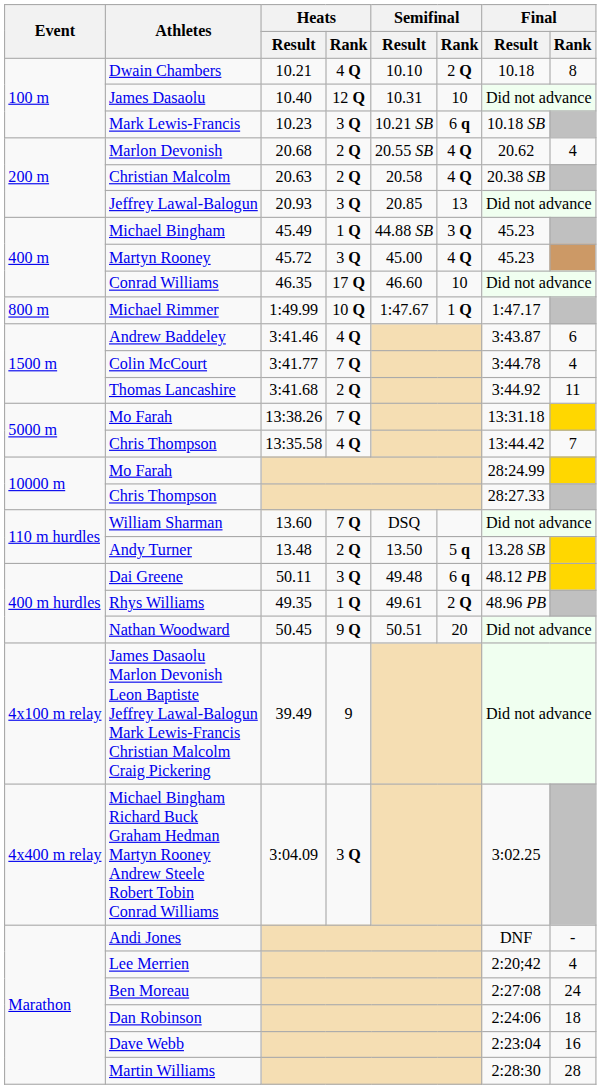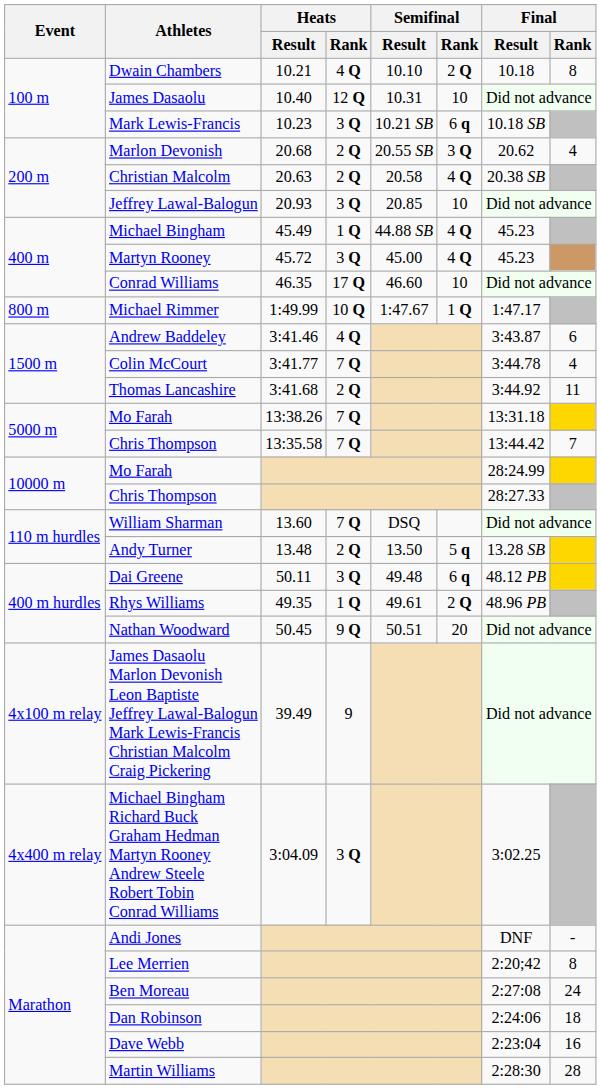(460, 151) 4 Q -> (460, 151) 3 Q
(460, 204) 13 -> (460, 204) 10
(460, 230) 3 Q -> (460, 230) 4 Q
(349, 443) 4 Q -> (349, 443) 7 Q
(573, 964) 4 -> (573, 964) 8
